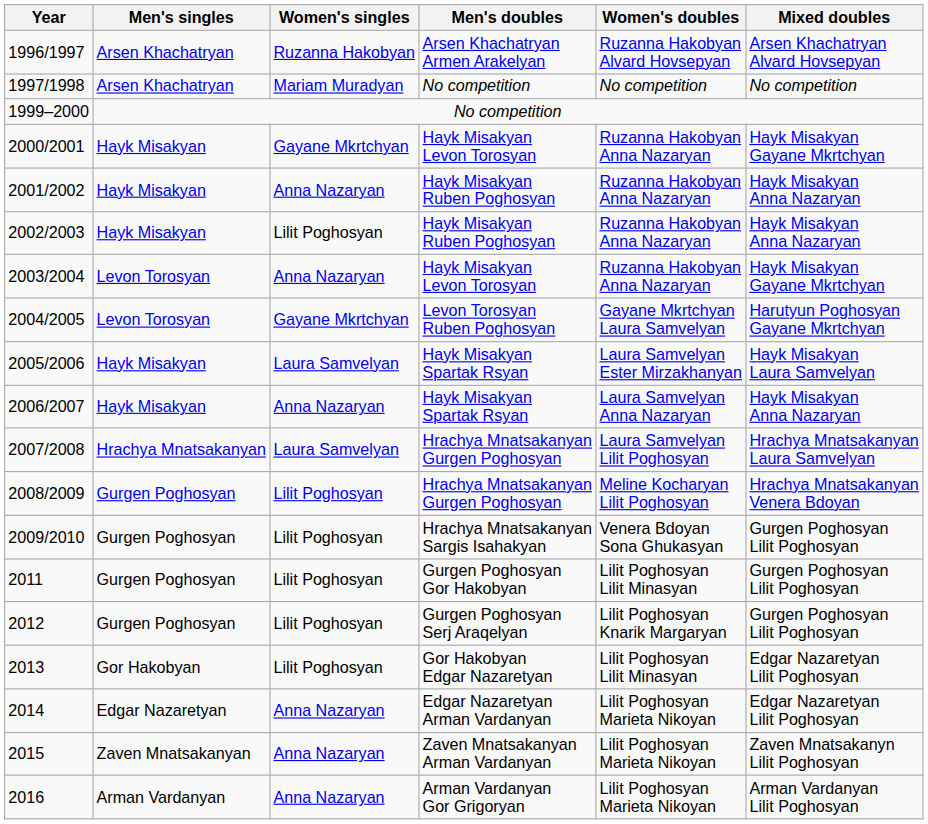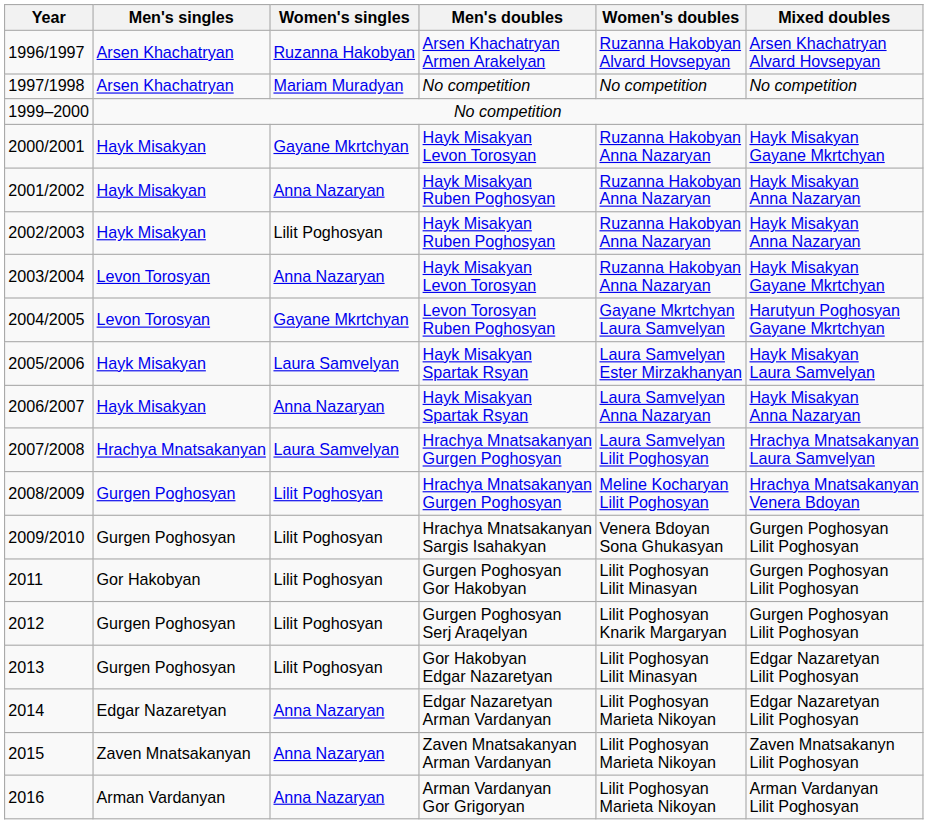(166, 580) Gurgen Poghosyan -> (149, 580) Gor Hakobyan
(149, 667) Gor Hakobyan -> (166, 667) Gurgen Poghosyan
